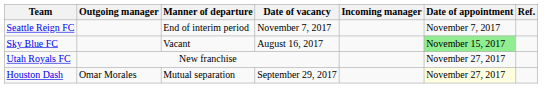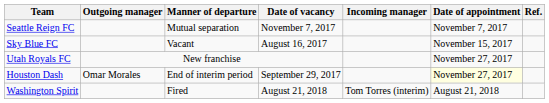(206, 28) End of interim period -> (203, 28) Mutual separation
(466, 43) lightgreen background -> (473, 43) no background
(199, 75) Mutual separation -> (210, 75) End of interim period
+ row: (42, 91)
